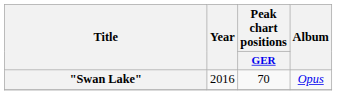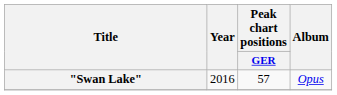(264, 79) 70 -> (264, 79) 57
